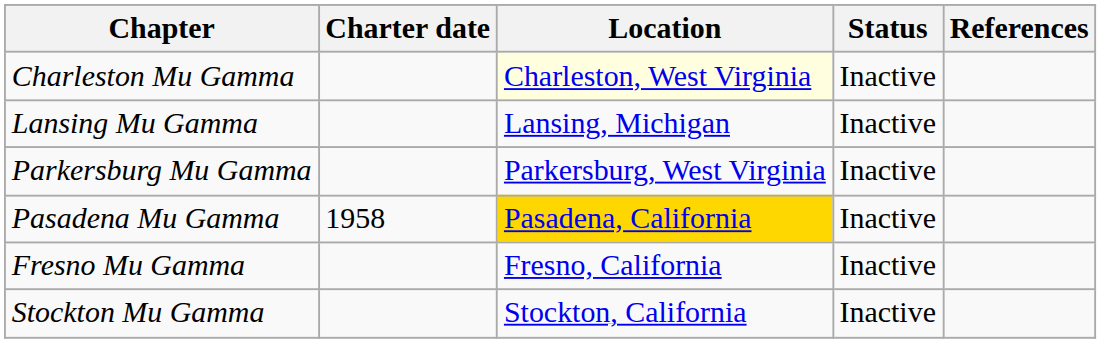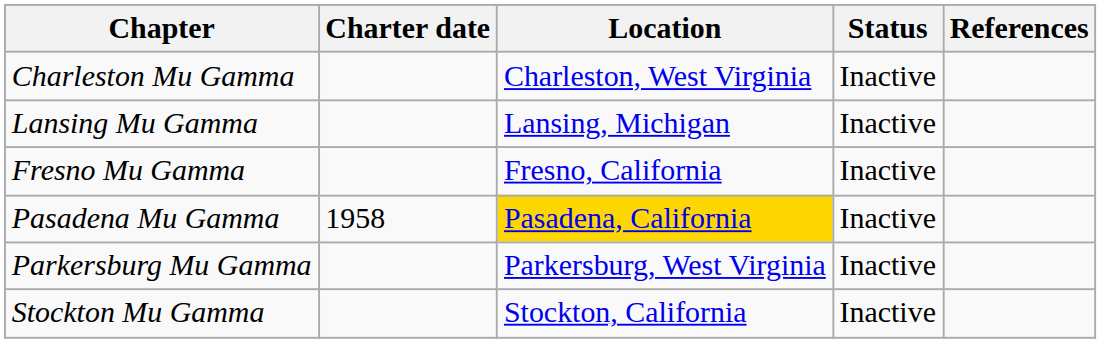(658, 75) lightyellow background -> (658, 75) no background
rows swapped: (162, 170) <-> (128, 265)
